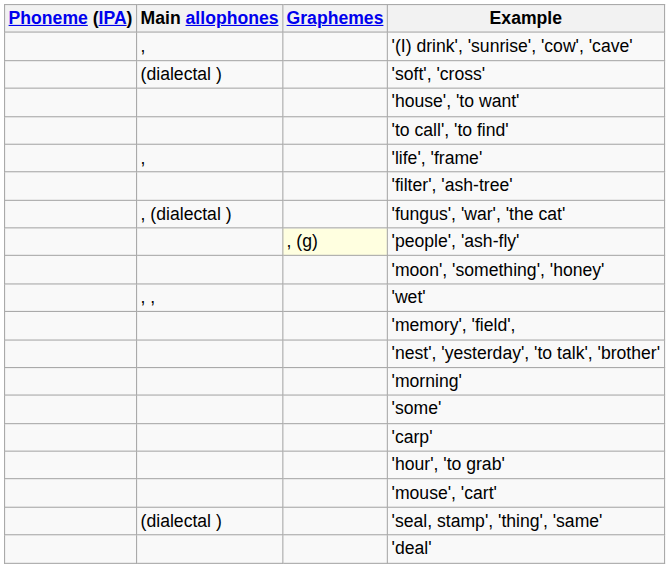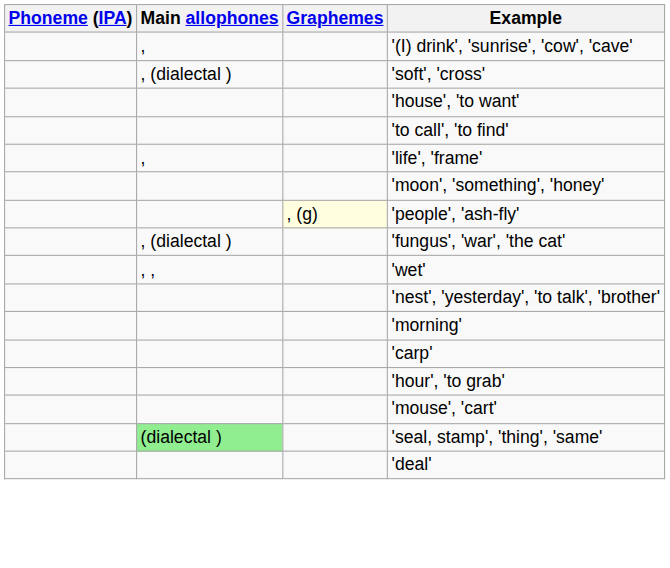(181, 74) (dialectal ) -> (186, 74) , (dialectal )
- row: (452, 185)
rows swapped: (478, 213) <-> (498, 269)
- row: (454, 325)
- row: (416, 409)
(181, 520) no background -> (181, 437) lightgreen background
